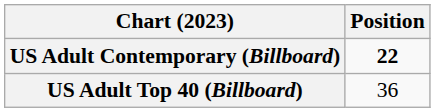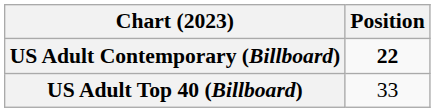(387, 90) 36 -> (387, 90) 33
